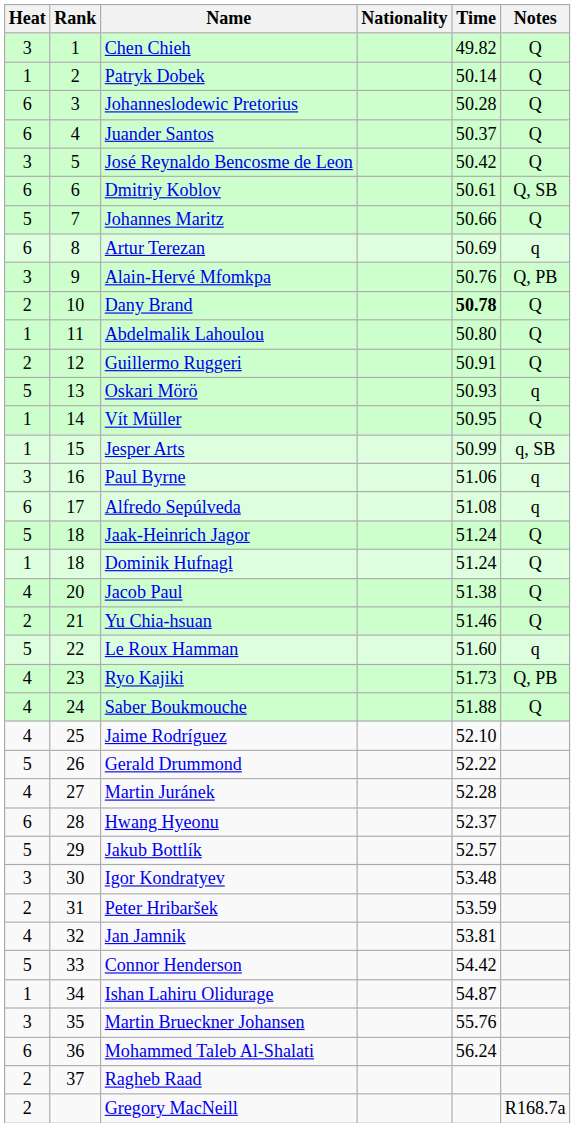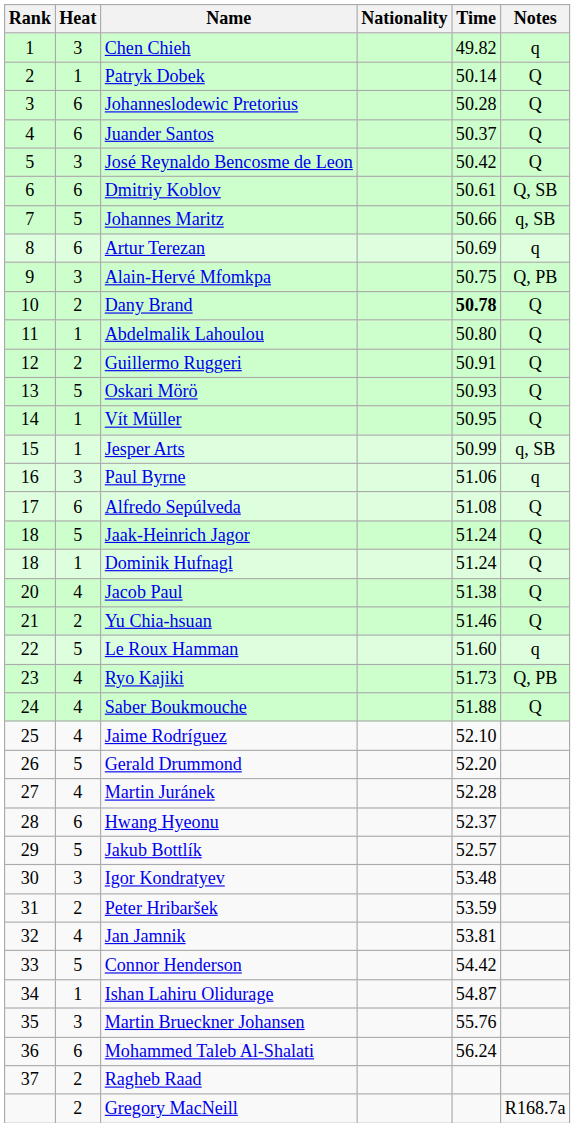columns swapped: (75, 18) <-> (27, 18)
(535, 47) Q -> (535, 47) q
(535, 219) Q -> (535, 219) q, SB
(476, 276) 50.76 -> (476, 276) 50.75
(535, 391) q -> (535, 391) Q
(535, 506) q -> (535, 506) Q
(476, 764) 52.22 -> (476, 764) 52.20
